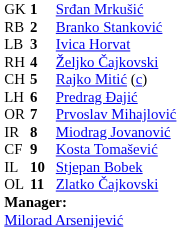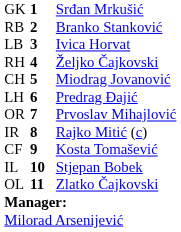(101, 79) Rajko Mitić (c) -> (113, 79) Miodrag Jovanović
(113, 132) Miodrag Jovanović -> (101, 132) Rajko Mitić (c)
